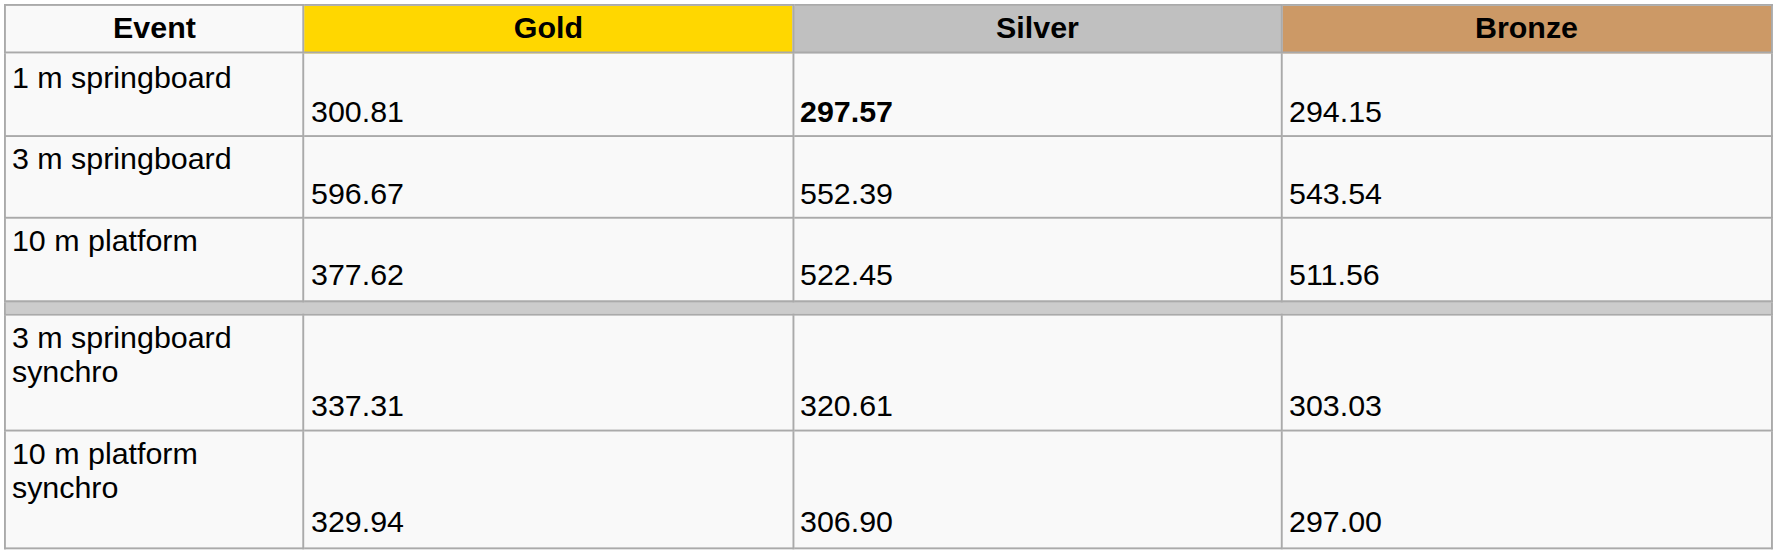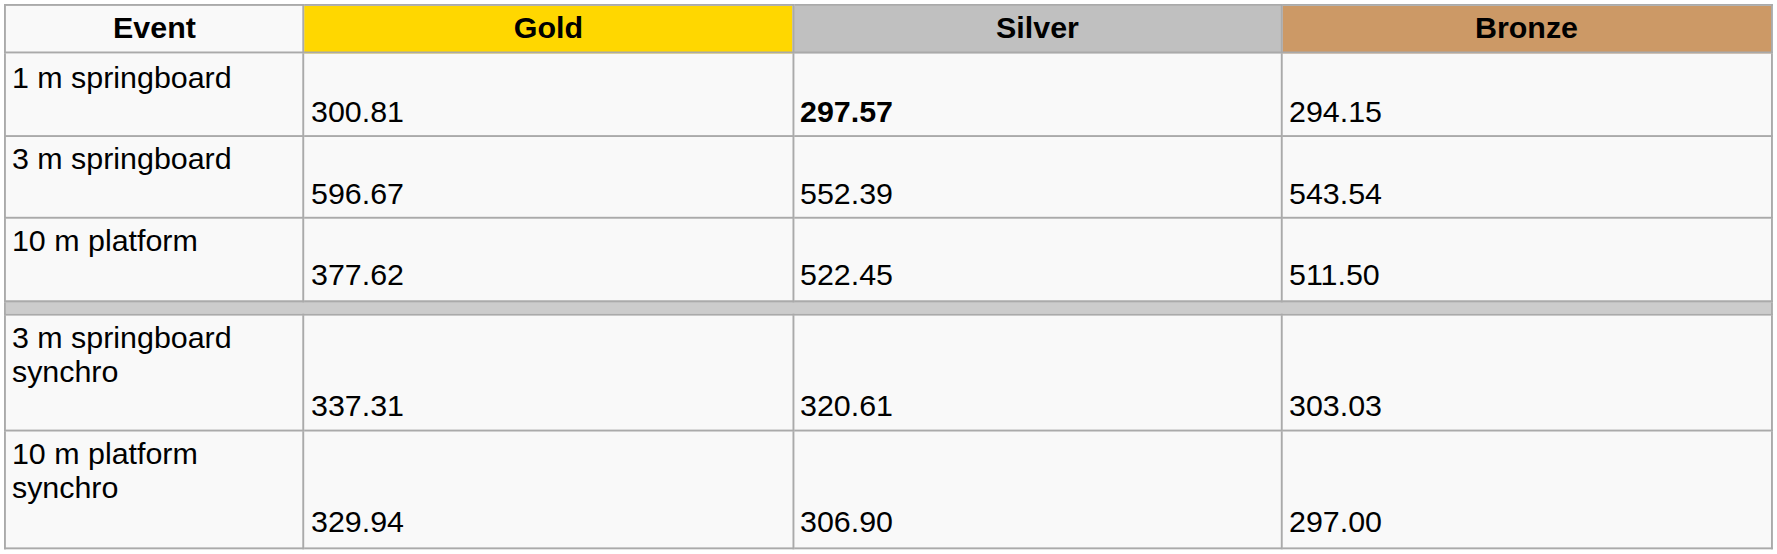(1334, 275) 511.56 -> (1334, 275) 511.50
